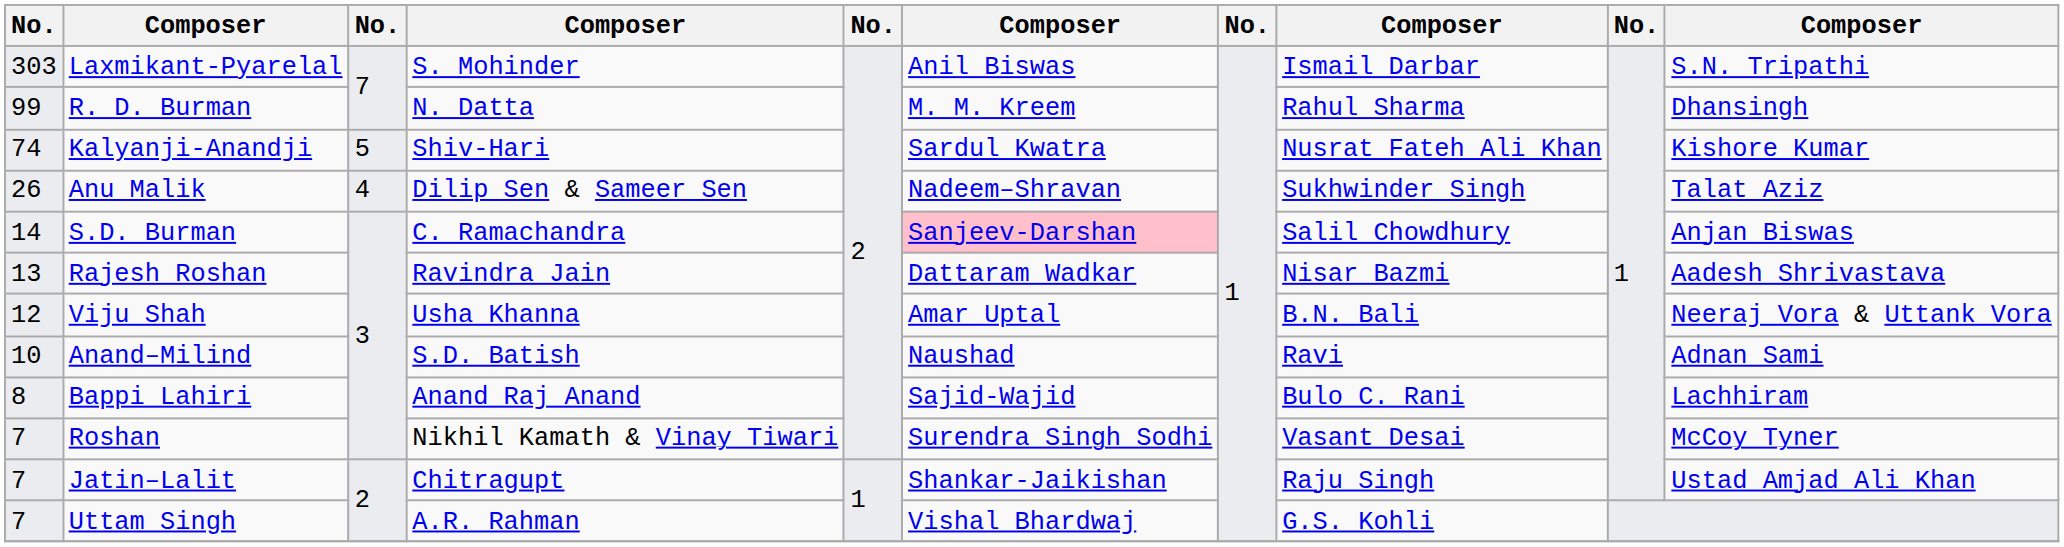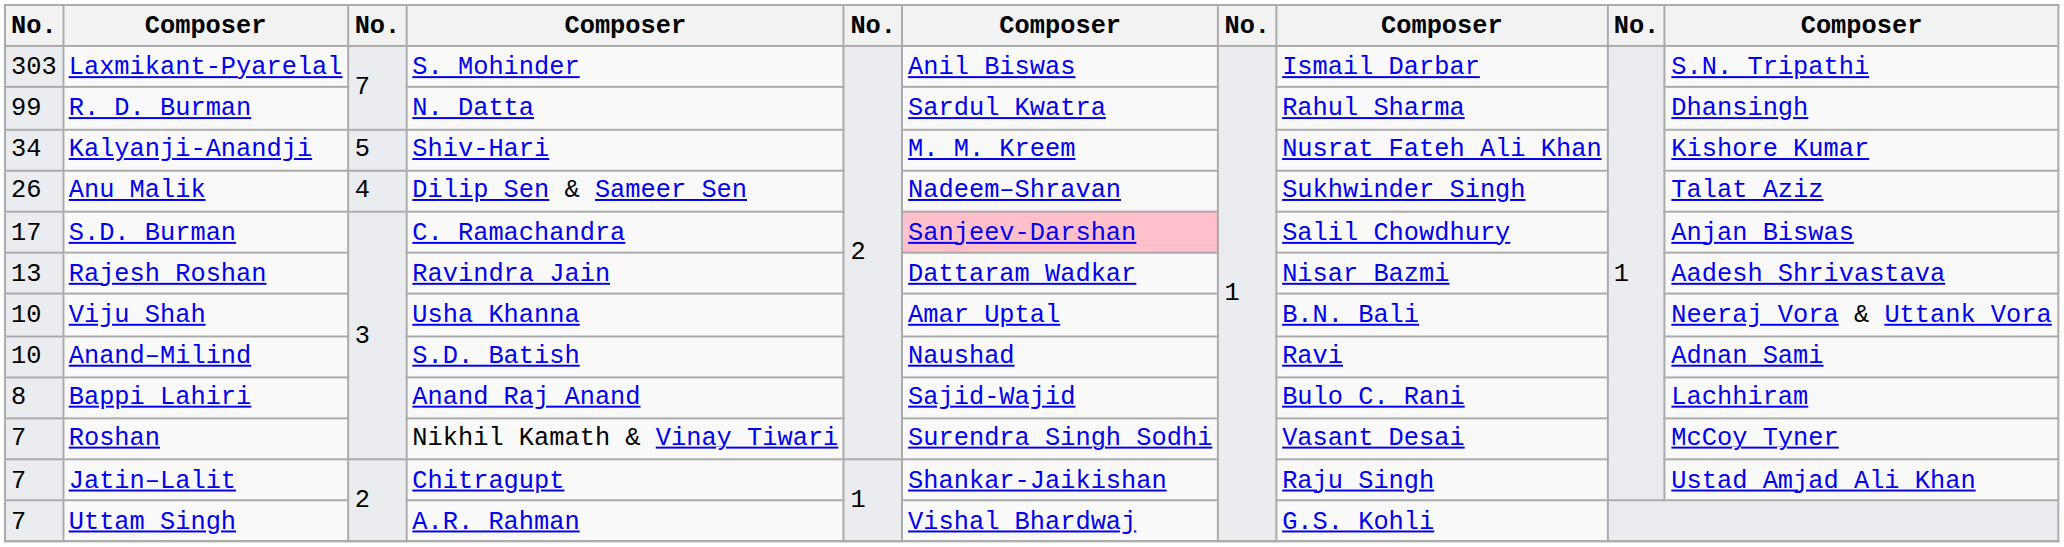(992, 108) M. M. Kreem -> (1007, 108) Sardul Kwatra
(26, 150) 74 -> (26, 150) 34
(1007, 150) Sardul Kwatra -> (992, 150) M. M. Kreem
(26, 232) 14 -> (26, 232) 17
(26, 315) 12 -> (26, 315) 10
